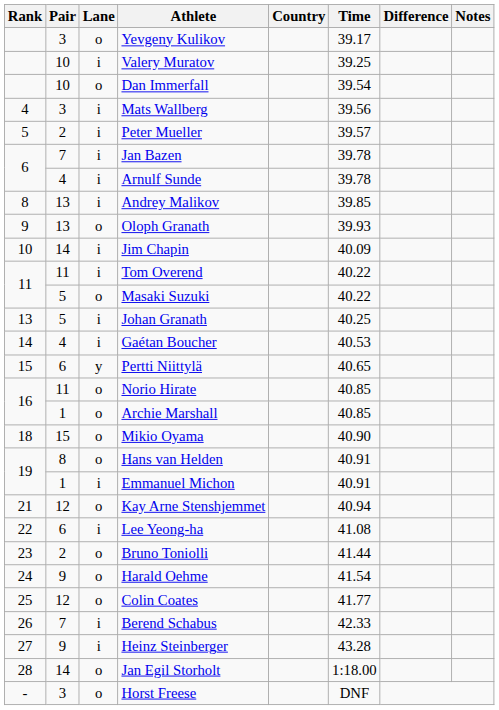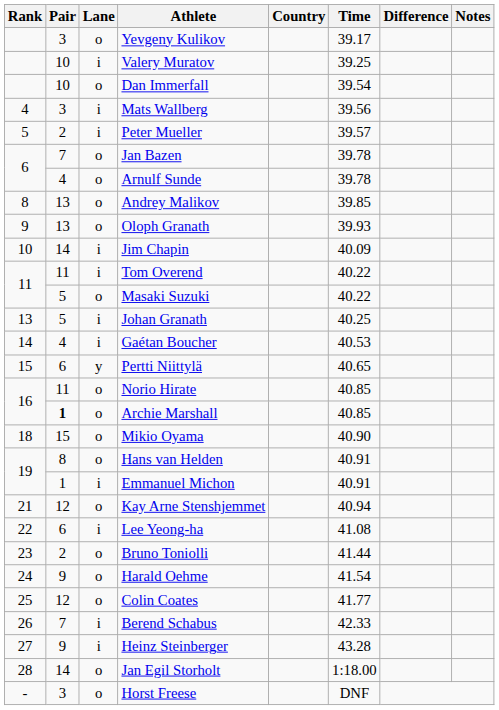(99, 156) i -> (99, 156) o
(99, 179) i -> (99, 179) o
(99, 202) i -> (99, 202) o
(62, 413) normal -> (62, 413) bold
